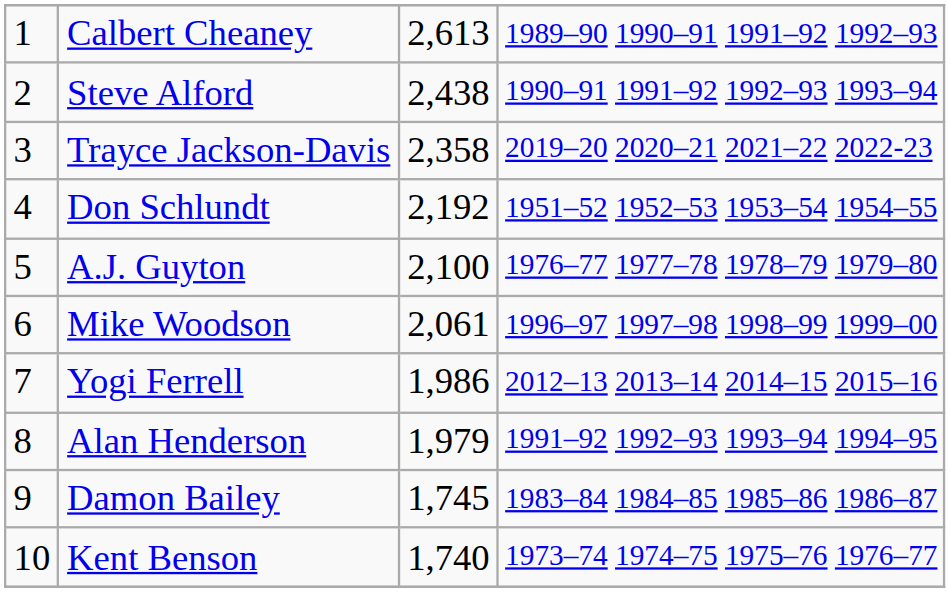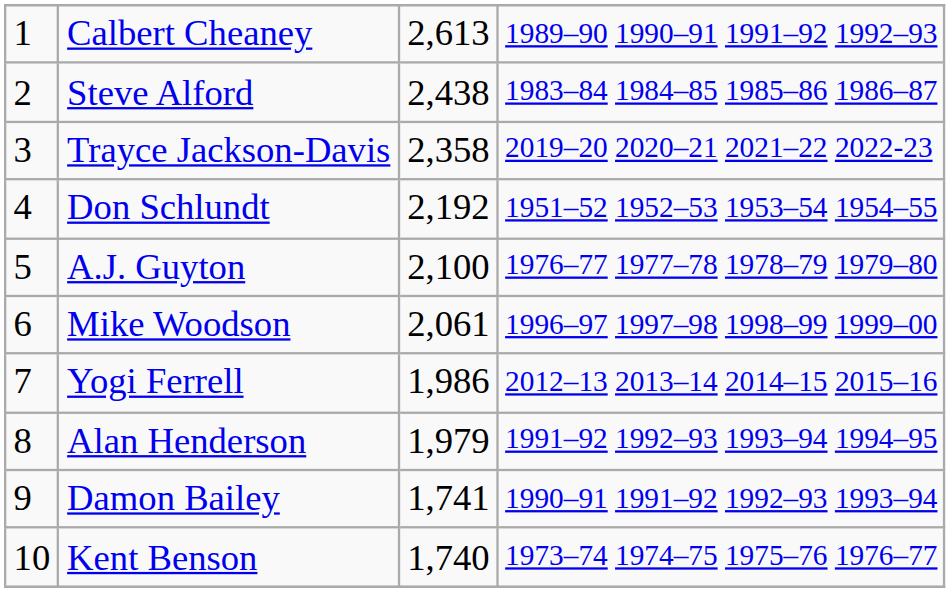(721, 91) 1990–91 1991–92 1992–93 1993–94 -> (721, 91) 1983–84 1984–85 1985–86 1986–87
(448, 498) 1,745 -> (448, 498) 1,741
(721, 498) 1983–84 1984–85 1985–86 1986–87 -> (721, 498) 1990–91 1991–92 1992–93 1993–94
